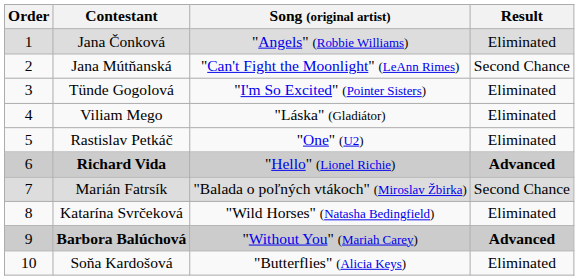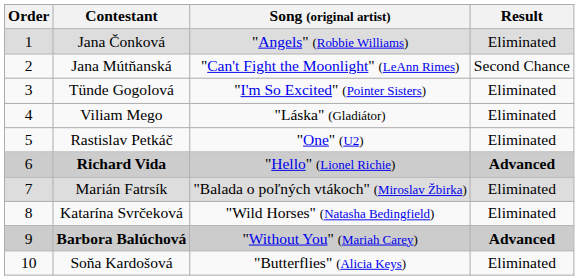(522, 189) Second Chance -> (522, 189) Eliminated
